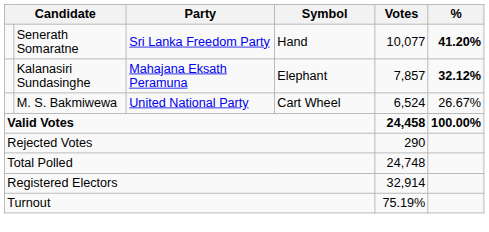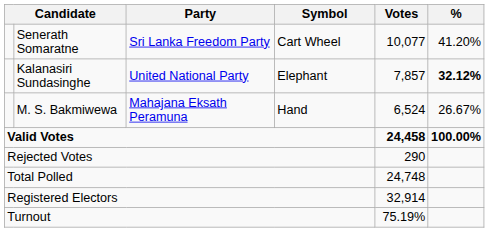(292, 41) Hand -> (309, 41) Cart Wheel
(460, 41) bold -> (460, 41) normal
(178, 75) Mahajana Eksath Peramuna -> (189, 75) United National Party
(189, 103) United National Party -> (178, 110) Mahajana Eksath Peramuna
(309, 103) Cart Wheel -> (292, 110) Hand
